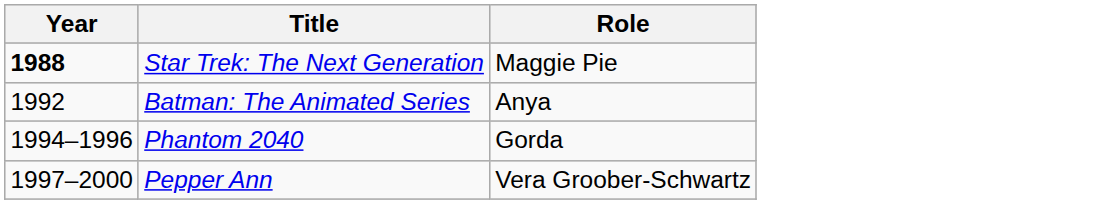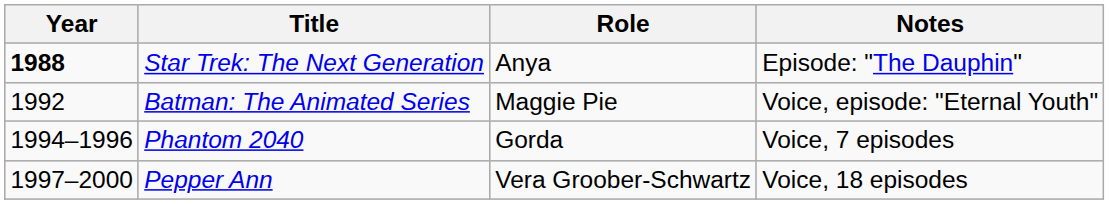+ column: (930, 23)
(556, 62) Maggie Pie -> (523, 62) Anya
(523, 101) Anya -> (556, 101) Maggie Pie
